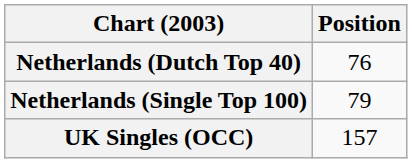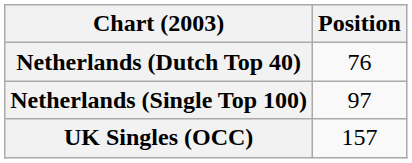(359, 99) 79 -> (359, 99) 97
